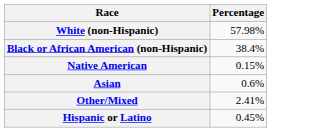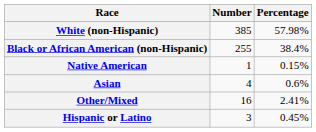+ column: (232, 13)
